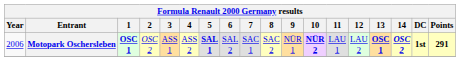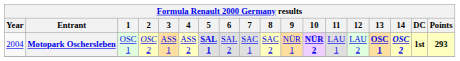(15, 44) 2006 -> (15, 44) 2004
(129, 44) bold -> (128, 44) normal
(442, 44) 291 -> (441, 44) 293
